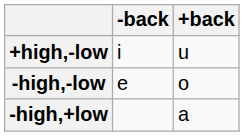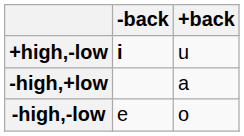(119, 51) normal -> (120, 51) bold
rows swapped: (59, 83) <-> (59, 114)
